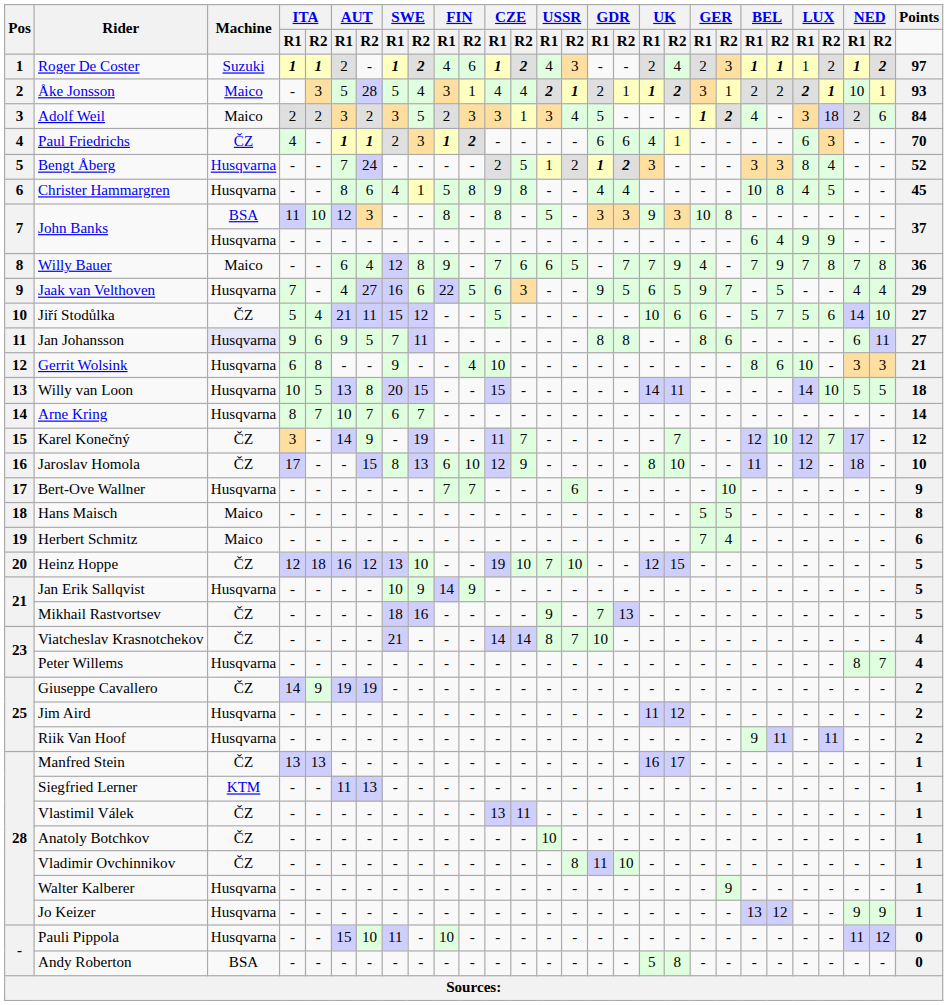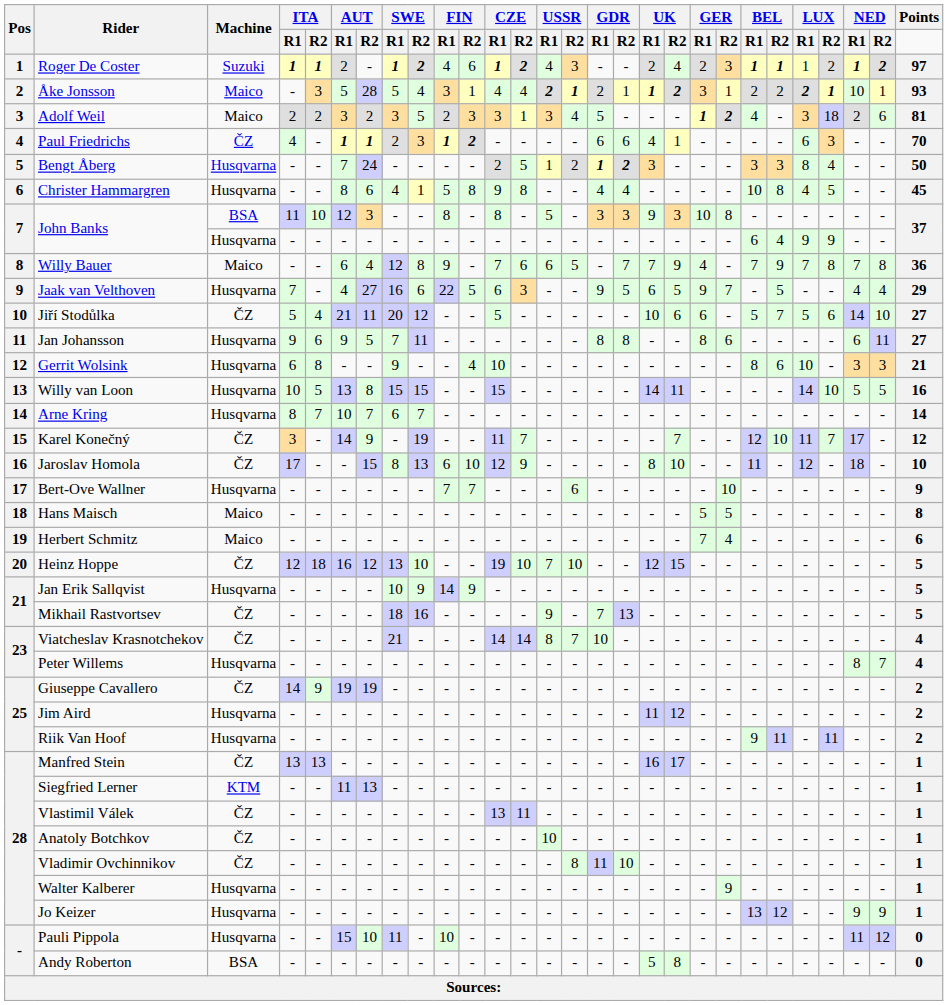(919, 116) 84 -> (919, 116) 81
(919, 166) 52 -> (919, 166) 50
(395, 315) 15 -> (395, 315) 20
(244, 340) lavender background -> (244, 340) no background
(395, 390) 20 -> (395, 390) 15
(919, 390) 18 -> (919, 390) 16
(806, 439) 12 -> (806, 439) 11
